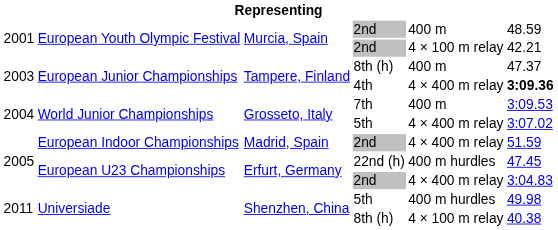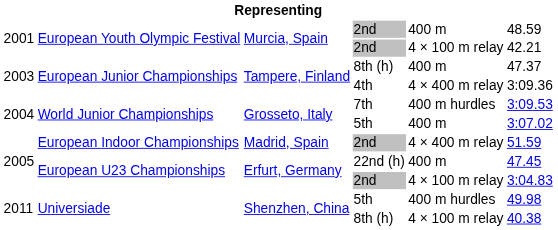(530, 86) bold -> (530, 86) normal
(427, 104) 400 m -> (452, 104) 400 m hurdles
(456, 123) 4 × 400 m relay -> (427, 123) 400 m
(452, 161) 400 m hurdles -> (427, 161) 400 m
(456, 180) 4 × 400 m relay -> (456, 180) 4 × 100 m relay
